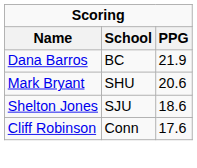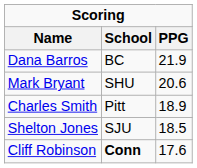+ row: (52, 106)
(172, 106) 18.6 -> (172, 128) 18.5
(122, 128) normal -> (123, 151) bold
